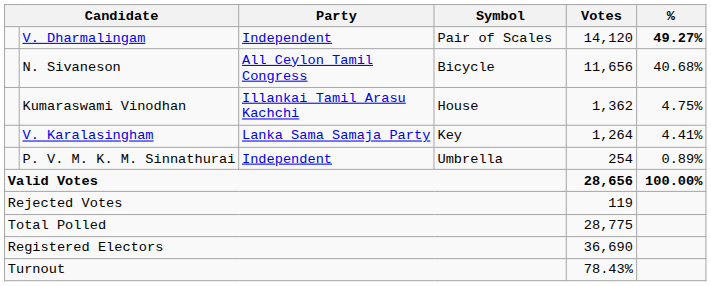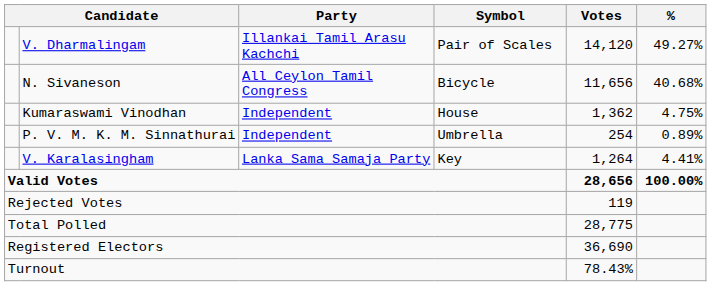(287, 38) Independent -> (324, 46) Illankai Tamil Arasu Kachchi
(678, 38) bold -> (678, 46) normal
(324, 106) Illankai Tamil Arasu Kachchi -> (287, 114) Independent
rows swapped: (88, 136) <-> (129, 158)
